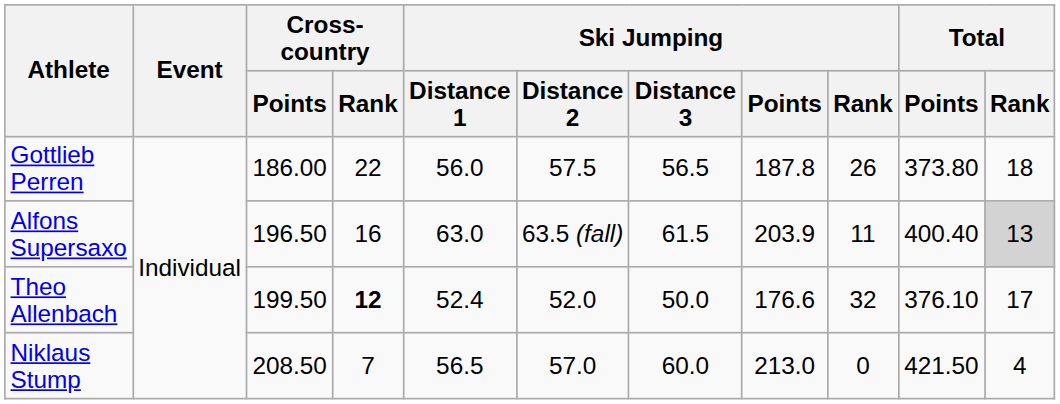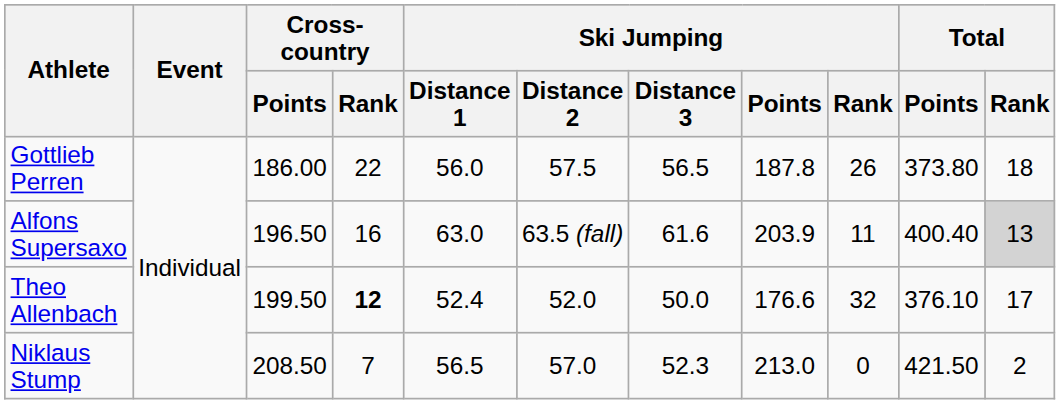(685, 234) 61.5 -> (685, 234) 61.6
(685, 365) 60.0 -> (685, 365) 52.3
(1020, 365) 4 -> (1020, 365) 2
